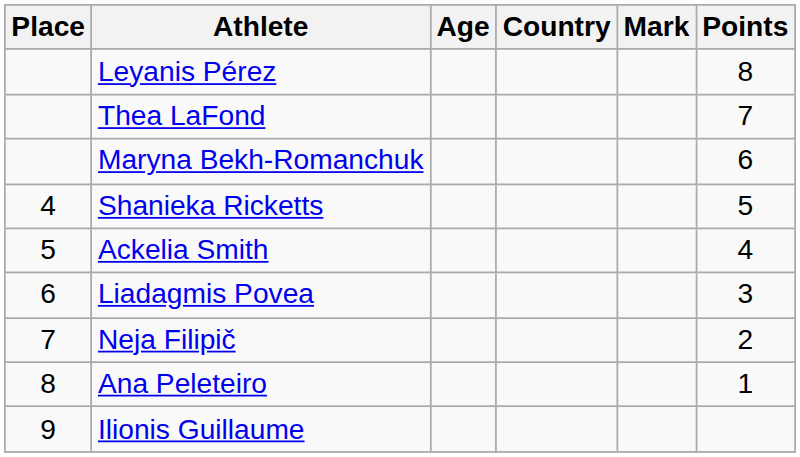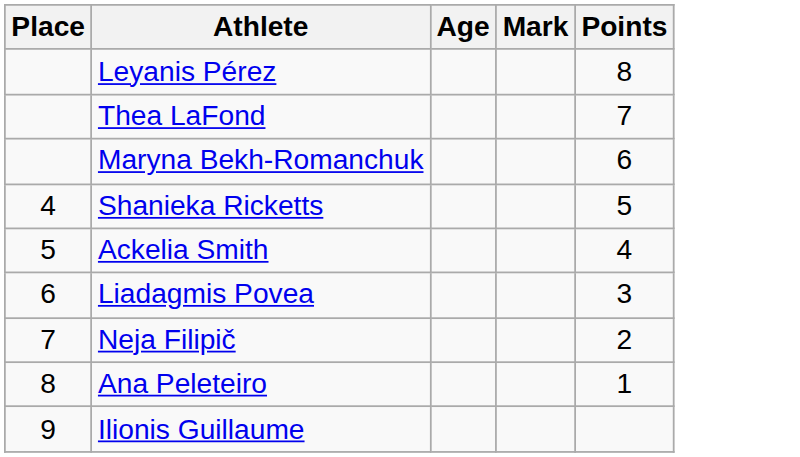- column: (557, 26)
